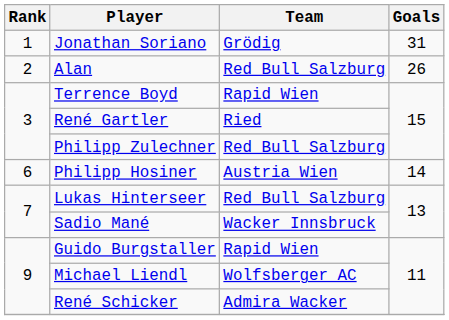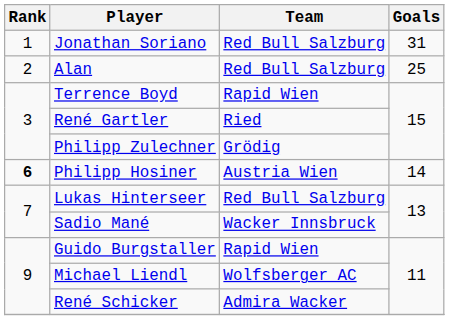(252, 43) Grödig -> (304, 43) Red Bull Salzburg
(417, 69) 26 -> (417, 69) 25
(304, 147) Red Bull Salzburg -> (252, 147) Grödig
(27, 173) normal -> (27, 173) bold
